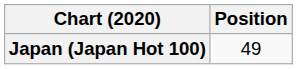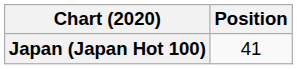(251, 48) 49 -> (251, 48) 41
